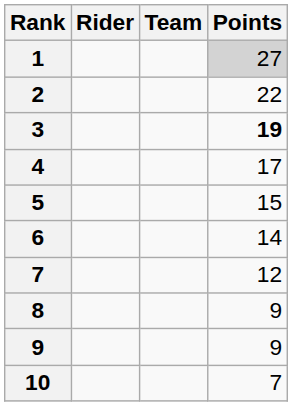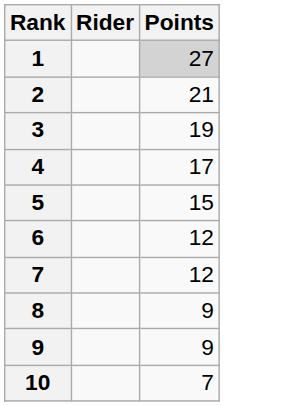- column: (173, 22)
(269, 94) 22 -> (201, 94) 21
(269, 130) bold -> (201, 130) normal
(269, 238) 14 -> (201, 238) 12
